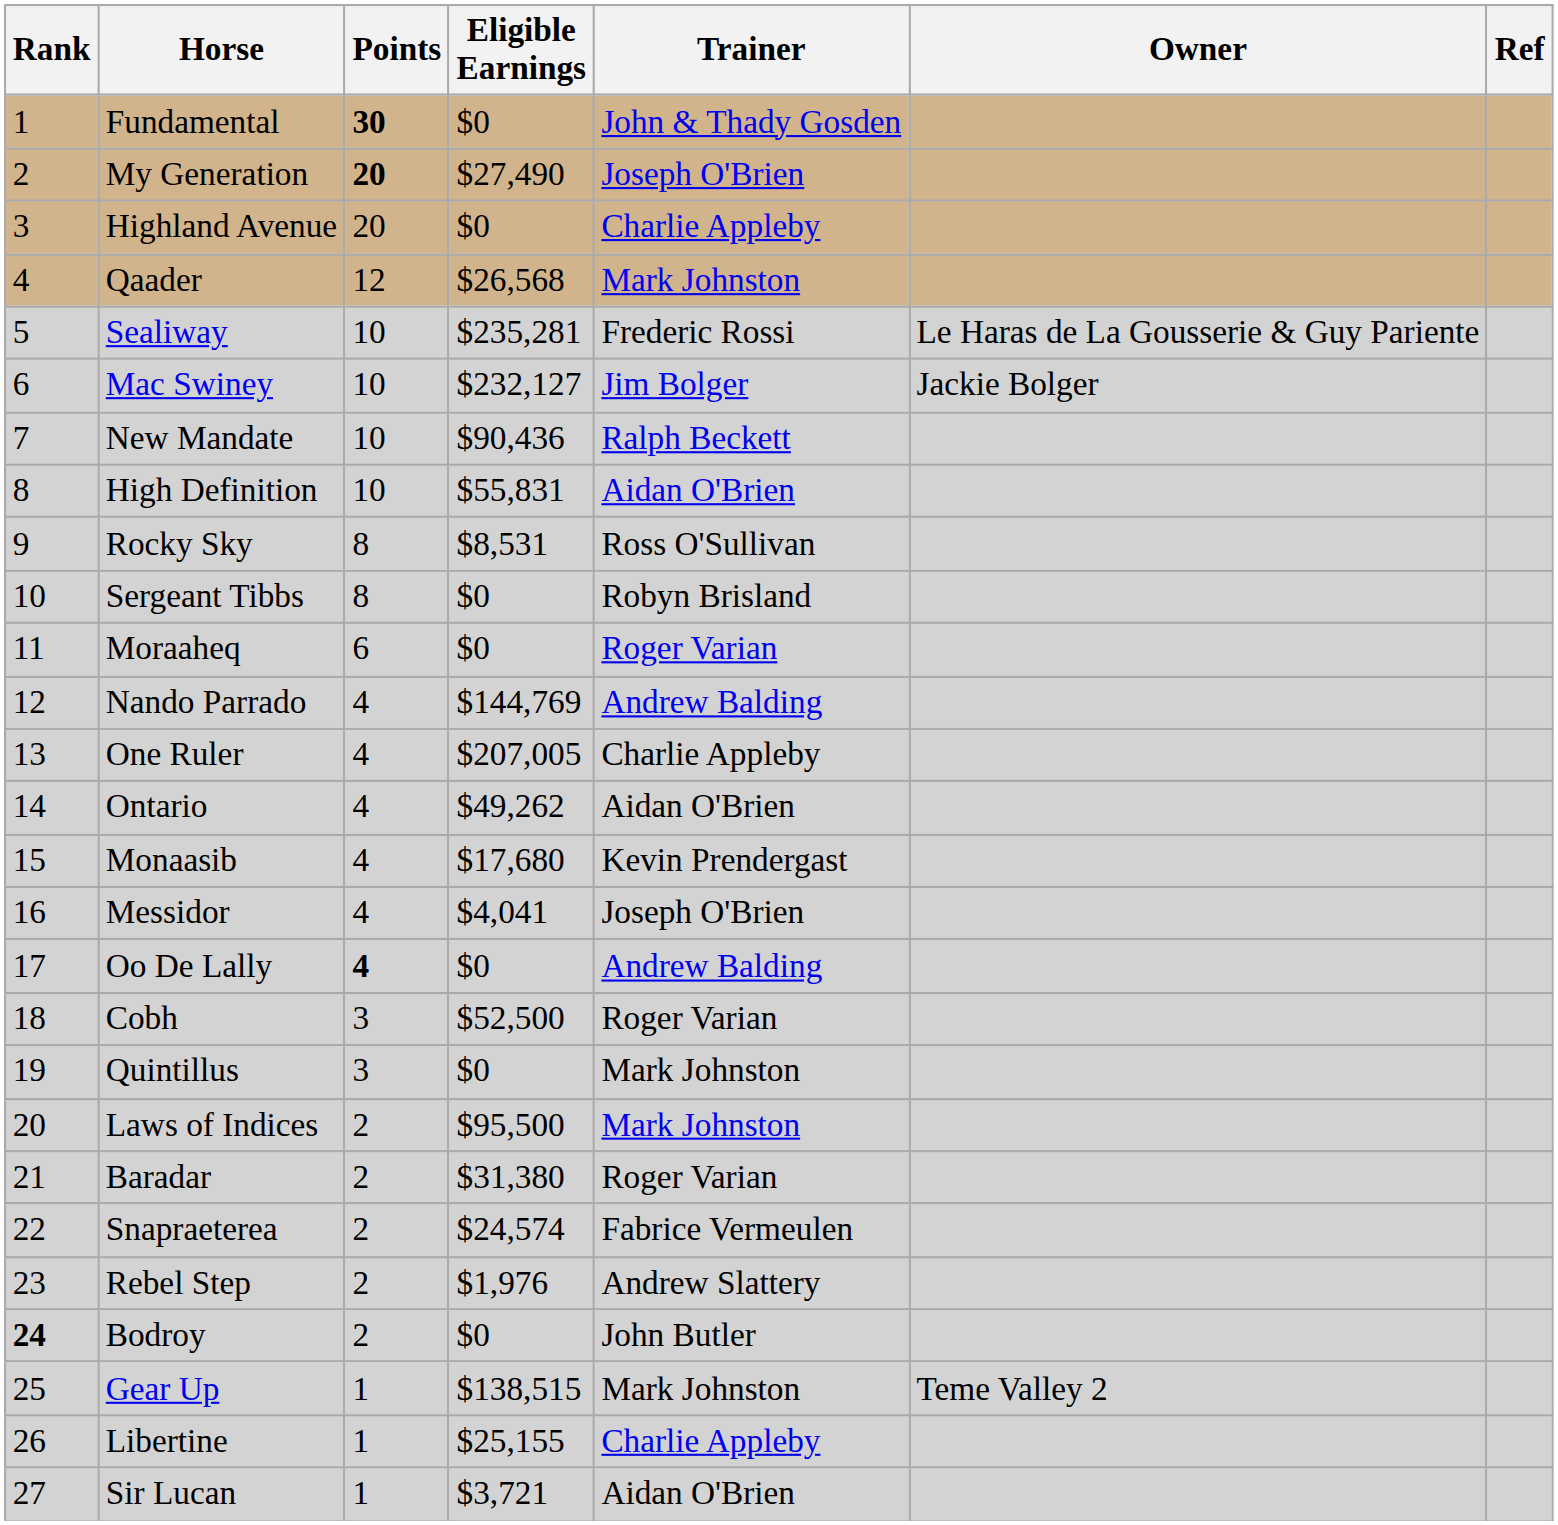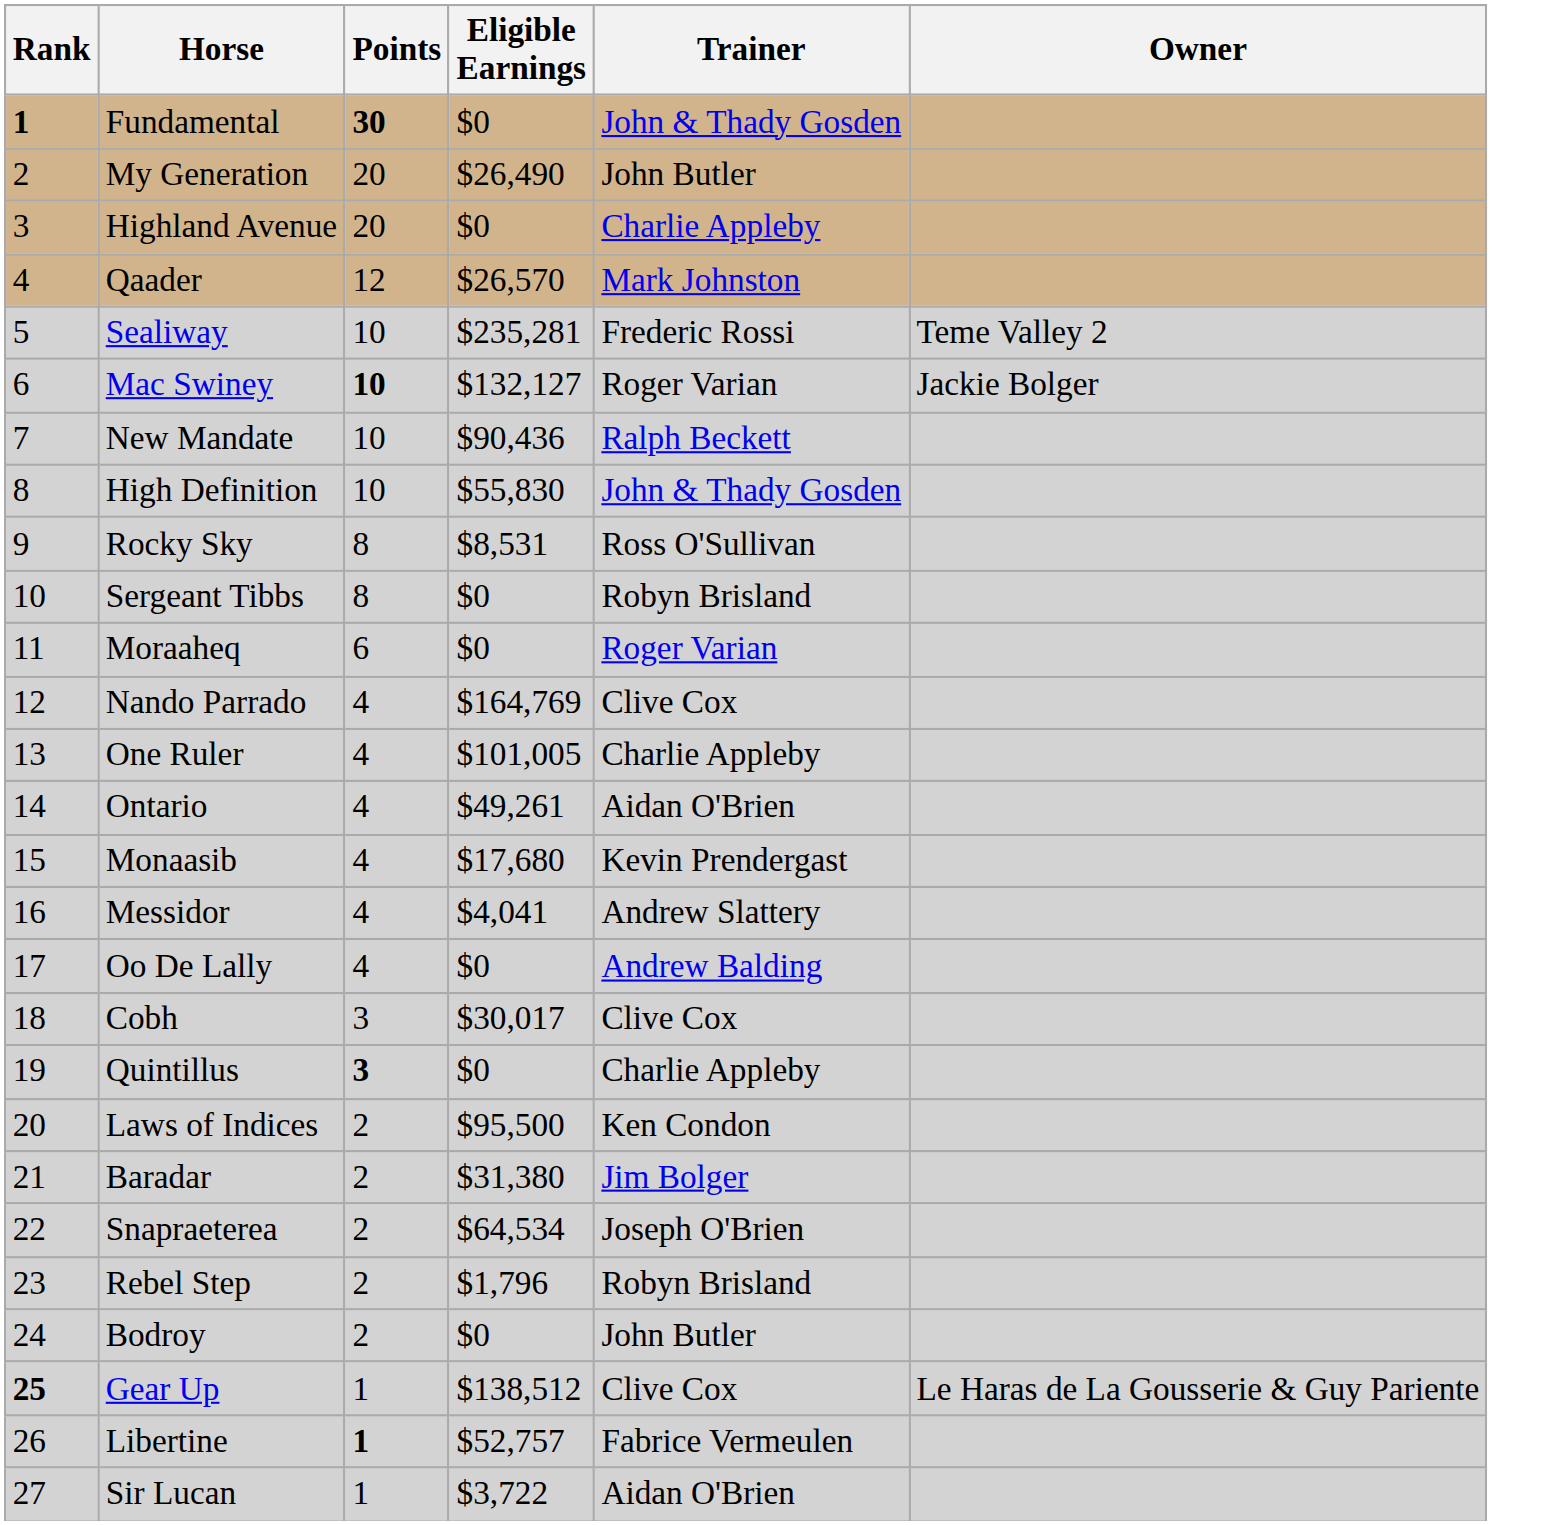- column: (1520, 49)
(21, 121) normal -> (21, 121) bold
(369, 173) bold -> (369, 173) normal
(511, 173) $27,490 -> (511, 173) $26,490
(703, 173) Joseph O'Brien -> (679, 173) John Butler
(511, 279) $26,568 -> (511, 279) $26,570
(1198, 332) Le Haras de La Gousserie & Guy Pariente -> (1012, 332) Teme Valley 2
(369, 385) normal -> (369, 385) bold
(519, 385) $232,127 -> (519, 385) $132,127
(675, 385) Jim Bolger -> (689, 385) Roger Varian
(511, 490) $55,831 -> (511, 490) $55,830
(698, 490) Aidan O'Brien -> (751, 490) John & Thady Gosden
(519, 701) $144,769 -> (519, 701) $164,769
(712, 701) Andrew Balding -> (669, 701) Clive Cox
(519, 754) $207,005 -> (519, 754) $101,005
(511, 807) $49,262 -> (511, 807) $49,261
(703, 912) Joseph O'Brien -> (711, 912) Andrew Slattery
(361, 965) bold -> (361, 965) normal
(511, 1018) $52,500 -> (511, 1018) $30,017
(689, 1018) Roger Varian -> (669, 1018) Clive Cox
(361, 1071) normal -> (361, 1071) bold
(701, 1071) Mark Johnston -> (711, 1071) Charlie Appleby
(701, 1123) Mark Johnston -> (686, 1123) Ken Condon
(689, 1176) Roger Varian -> (675, 1176) Jim Bolger
(511, 1229) $24,574 -> (511, 1229) $64,534
(727, 1229) Fabrice Vermeulen -> (703, 1229) Joseph O'Brien
(502, 1282) $1,976 -> (502, 1282) $1,796
(711, 1282) Andrew Slattery -> (706, 1282) Robyn Brisland
(29, 1335) bold -> (29, 1335) normal
(29, 1387) normal -> (29, 1387) bold
(519, 1387) $138,515 -> (519, 1387) $138,512
(701, 1387) Mark Johnston -> (669, 1387) Clive Cox
(1012, 1387) Teme Valley 2 -> (1198, 1387) Le Haras de La Gousserie & Guy Pariente
(361, 1440) normal -> (361, 1440) bold
(511, 1440) $25,155 -> (511, 1440) $52,757
(711, 1440) Charlie Appleby -> (727, 1440) Fabrice Vermeulen
(502, 1493) $3,721 -> (502, 1493) $3,722
